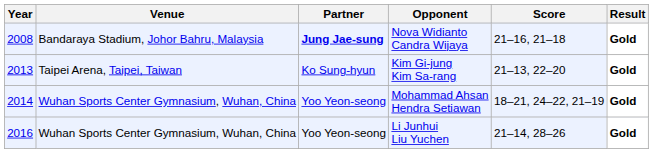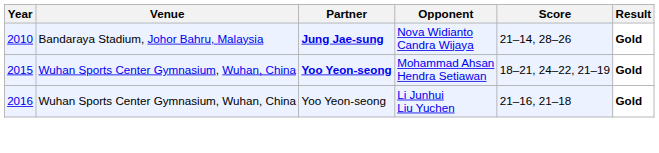(20, 39) 2008 -> (20, 39) 2010
(530, 39) 21–16, 21–18 -> (535, 39) 21–14, 28–26
- row: (424, 70)
(20, 102) 2014 -> (20, 70) 2015
(344, 102) normal -> (347, 70) bold
(530, 133) 21–14, 28–26 -> (535, 102) 21–16, 21–18
